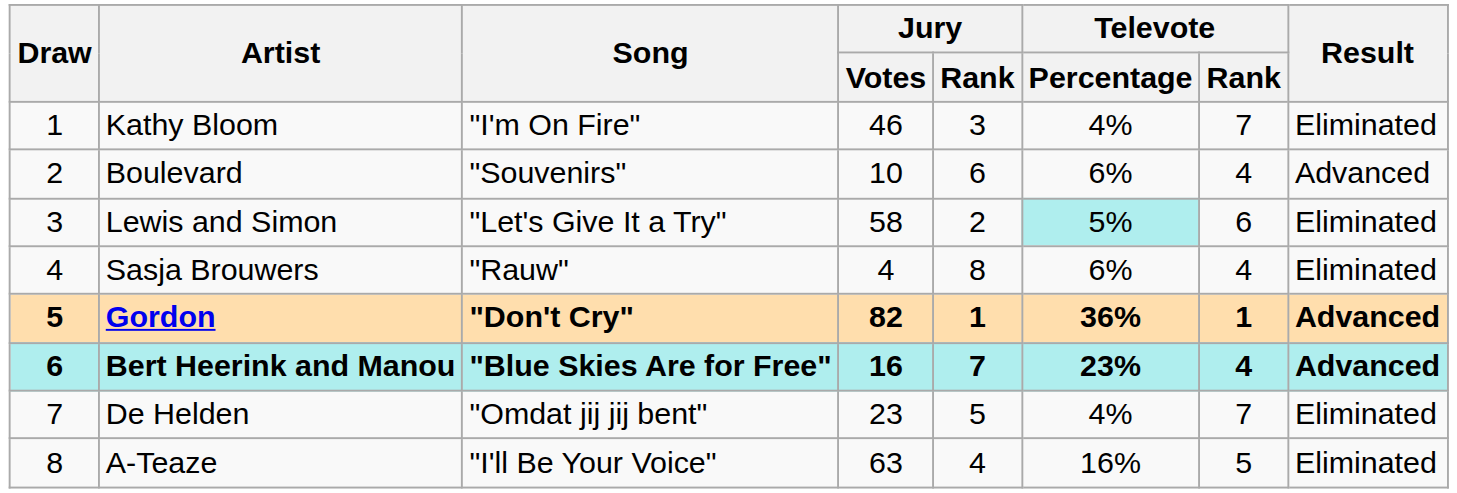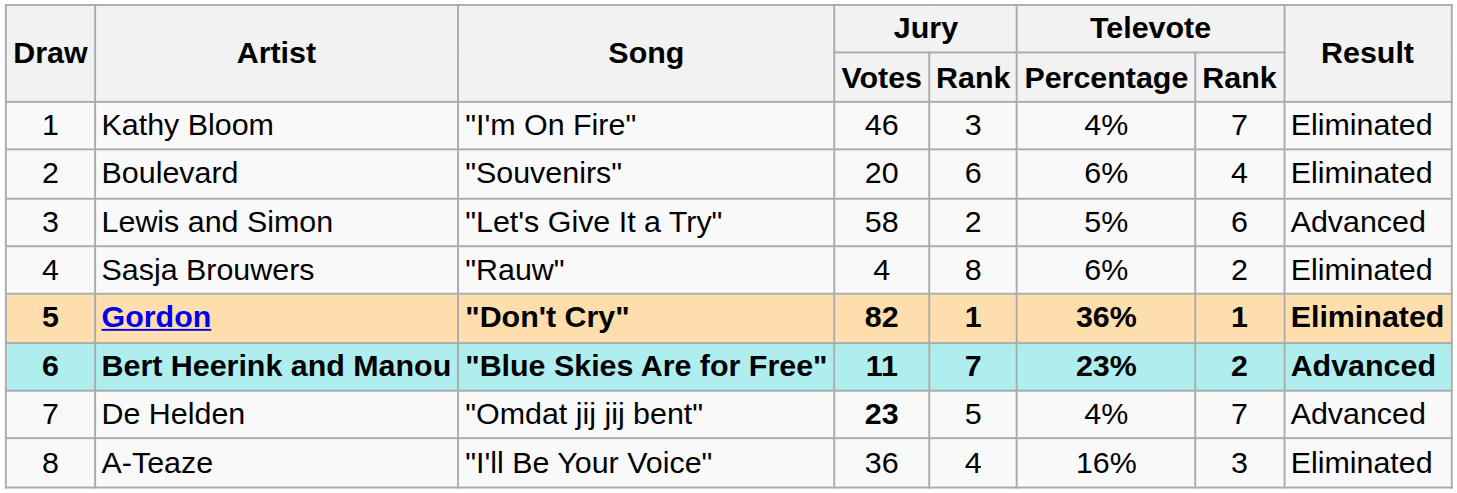(886, 173) 10 -> (882, 173) 20
(1362, 173) Advanced -> (1362, 173) Eliminated
(1111, 221) paleturquoise background -> (1106, 221) no background
(1366, 221) Eliminated -> (1358, 221) Advanced
(1244, 269) 4 -> (1239, 269) 2
(1368, 317) Advanced -> (1368, 317) Eliminated
(886, 366) 16 -> (882, 366) 11
(1244, 366) 4 -> (1239, 366) 2
(886, 414) normal -> (882, 414) bold
(1366, 414) Eliminated -> (1358, 414) Advanced
(886, 462) 63 -> (882, 462) 36
(1244, 462) 5 -> (1239, 462) 3
